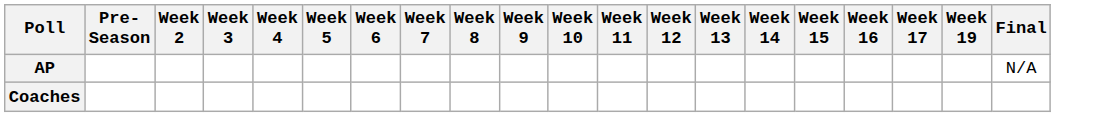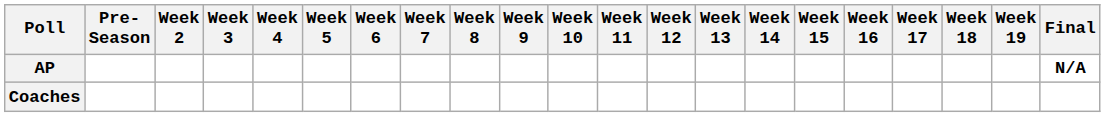+ column: (967, 29)
(1021, 68) normal -> (1070, 68) bold
